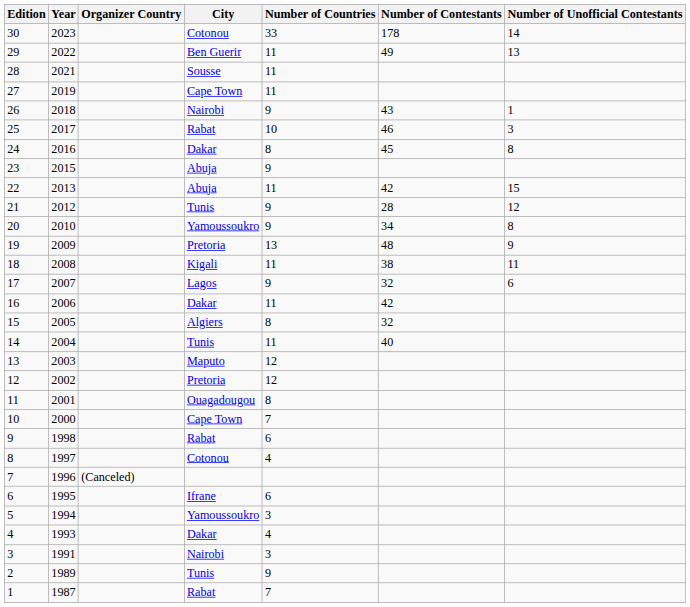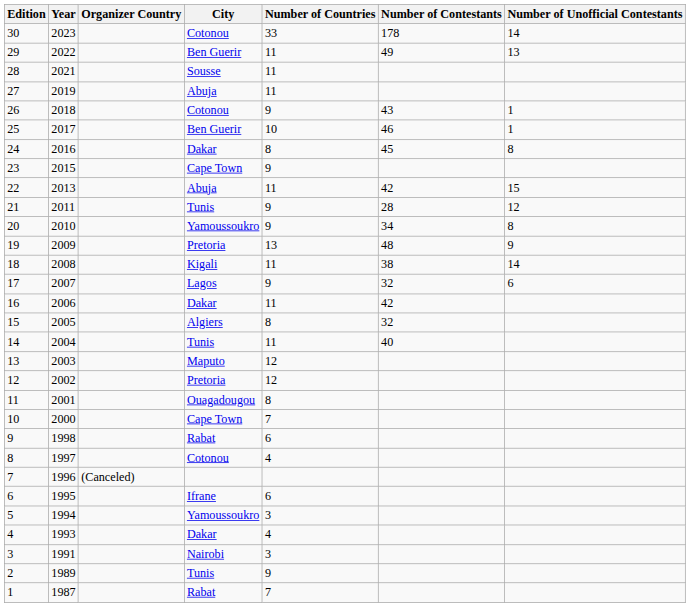(215, 91) Cape Town -> (202, 91) Abuja
(205, 110) Nairobi -> (208, 110) Cotonou
(201, 129) Rabat -> (214, 129) Ben Guerir
(510, 129) 3 -> (510, 129) 1
(202, 168) Abuja -> (215, 168) Cape Town
(63, 206) 2012 -> (63, 206) 2011
(513, 264) 11 -> (513, 264) 14
